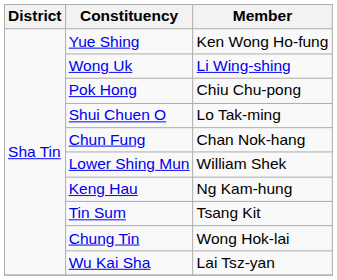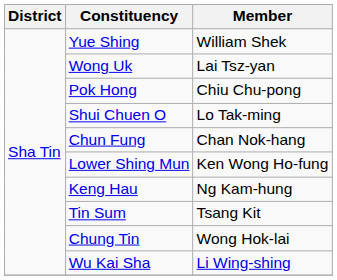(262, 41) Ken Wong Ho-fung -> (241, 41) William Shek
(244, 66) Li Wing-shing -> (236, 66) Lai Tsz-yan
(241, 164) William Shek -> (262, 164) Ken Wong Ho-fung
(236, 262) Lai Tsz-yan -> (244, 262) Li Wing-shing
